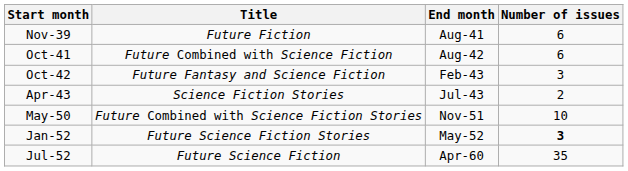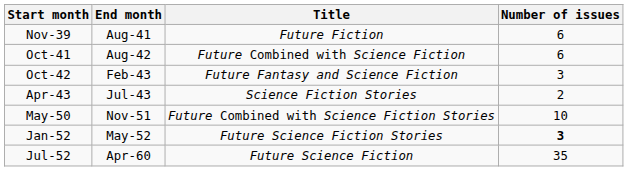columns swapped: (462, 15) <-> (259, 15)
